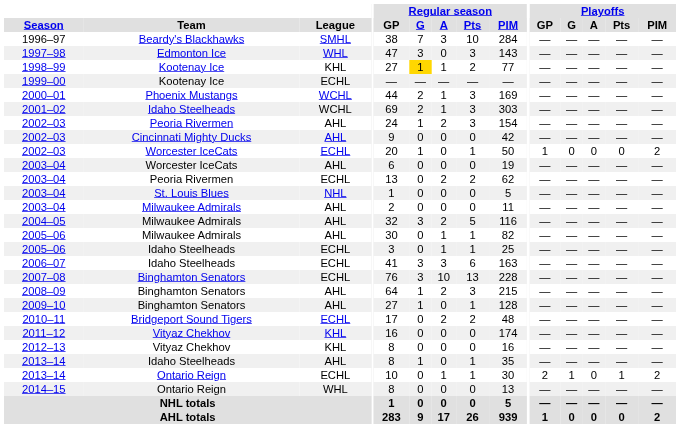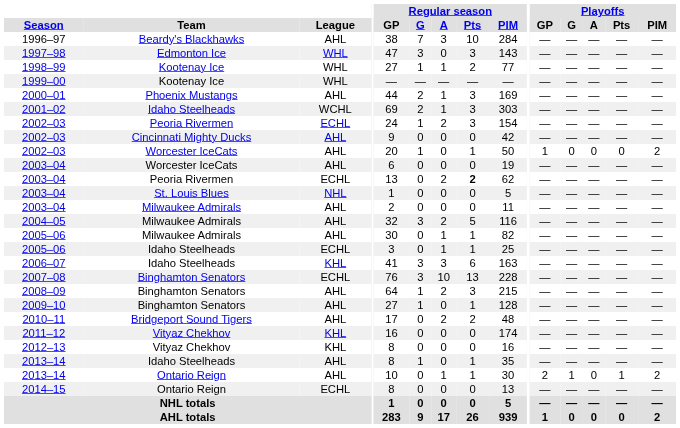(335, 39) SMHL -> (335, 39) AHL
(335, 67) KHL -> (335, 67) WHL
(420, 67) gold background -> (420, 67) no background
(335, 81) ECHL -> (335, 81) WHL
(335, 95) WCHL -> (335, 95) AHL
(335, 123) AHL -> (335, 123) ECHL
(335, 151) ECHL -> (335, 151) AHL
(473, 179) normal -> (473, 179) bold
(335, 263) ECHL -> (335, 263) KHL
(335, 319) ECHL -> (335, 319) AHL
(335, 375) ECHL -> (335, 375) AHL
(335, 389) WHL -> (335, 389) ECHL
